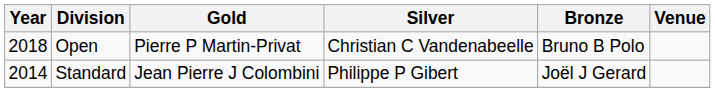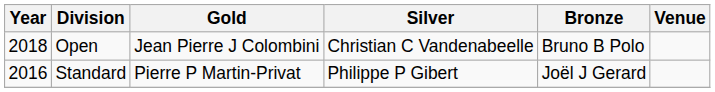(217, 45) Pierre P Martin-Privat -> (227, 45) Jean Pierre J Colombini
(28, 73) 2014 -> (28, 73) 2016
(227, 73) Jean Pierre J Colombini -> (217, 73) Pierre P Martin-Privat
